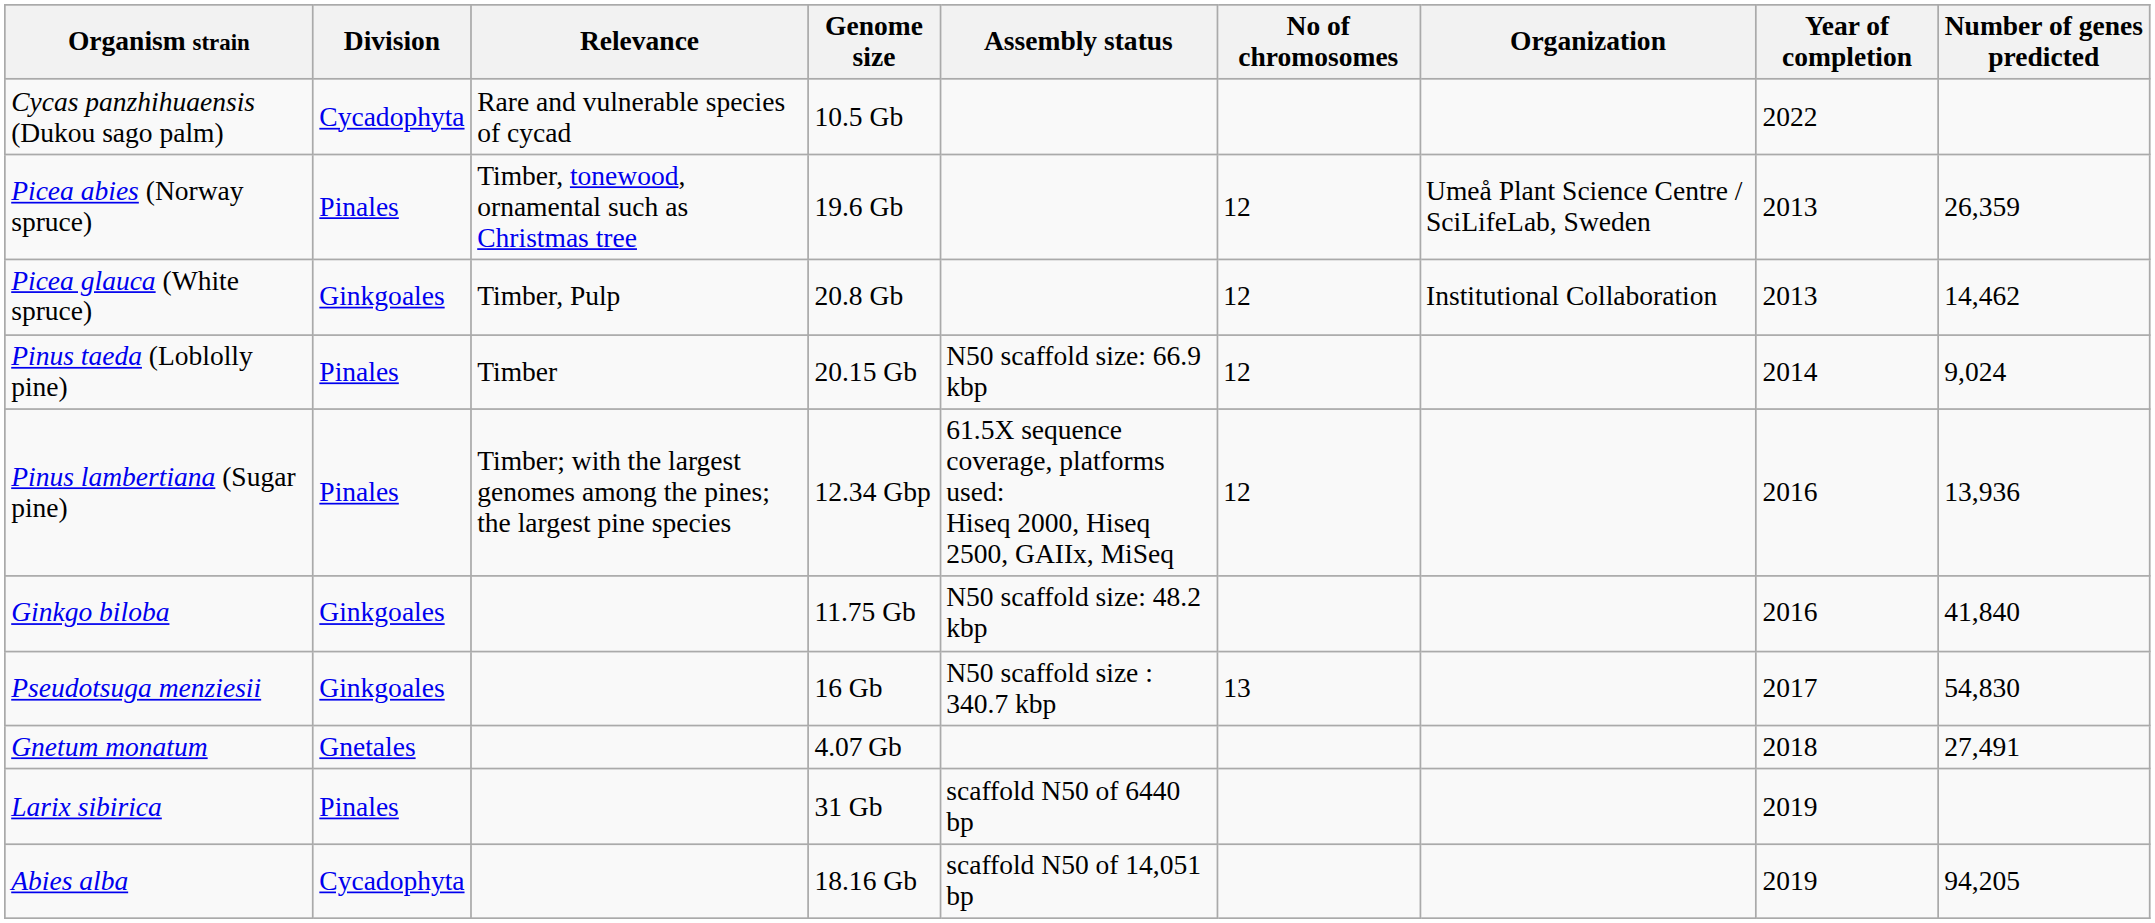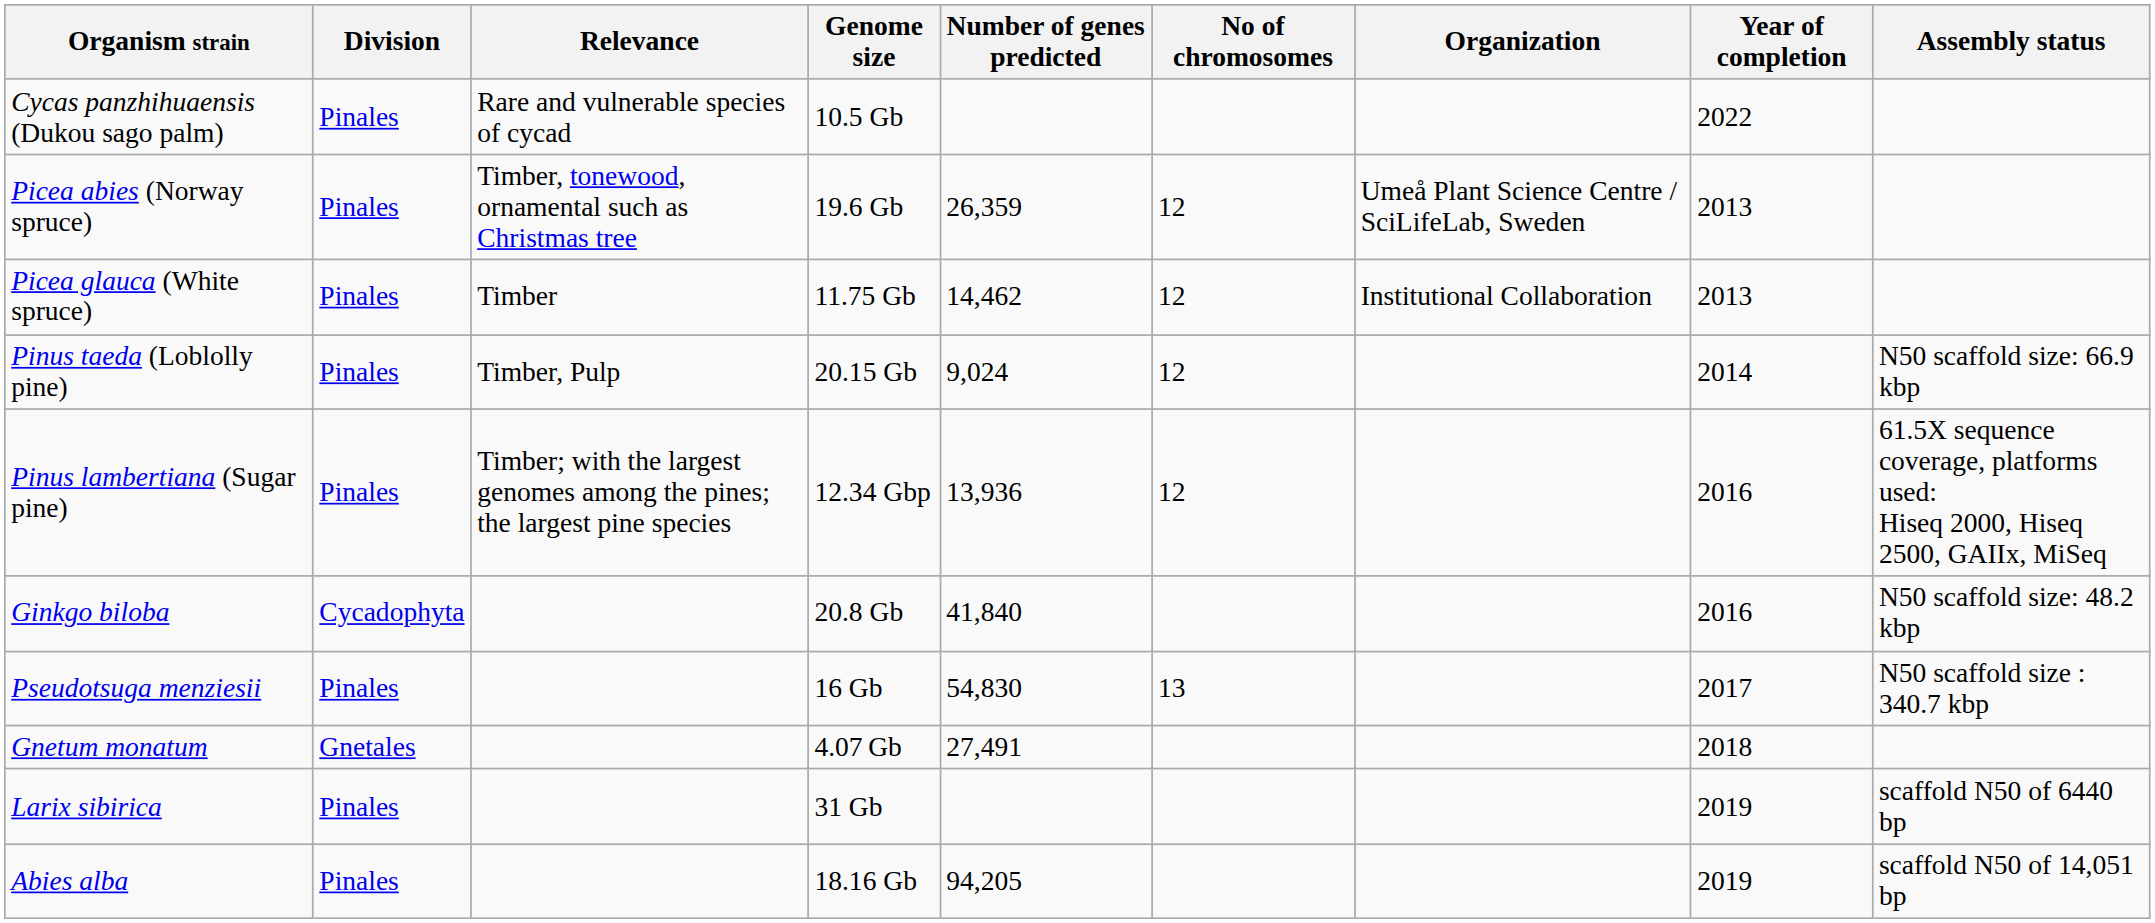columns swapped: (2044, 41) <-> (1078, 41)
(392, 116) Cycadophyta -> (359, 116) Pinales
(382, 296) Ginkgoales -> (359, 296) Pinales
(549, 296) Timber, Pulp -> (517, 296) Timber
(859, 296) 20.8 Gb -> (865, 296) 11.75 Gb
(517, 371) Timber -> (549, 371) Timber, Pulp
(382, 613) Ginkgoales -> (392, 613) Cycadophyta
(865, 613) 11.75 Gb -> (859, 613) 20.8 Gb
(382, 687) Ginkgoales -> (359, 687) Pinales
(392, 880) Cycadophyta -> (359, 880) Pinales
